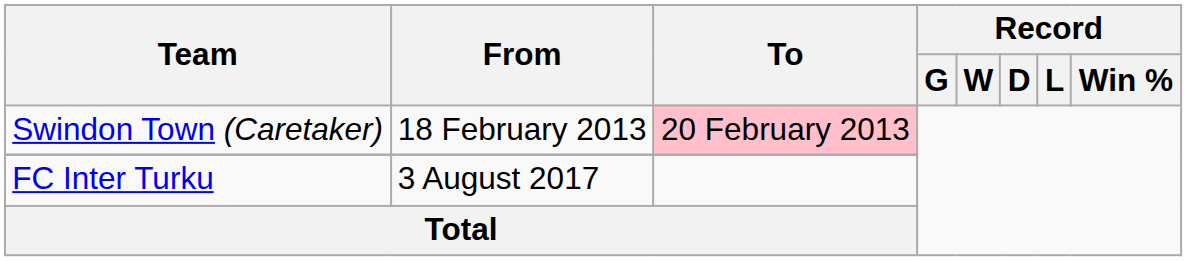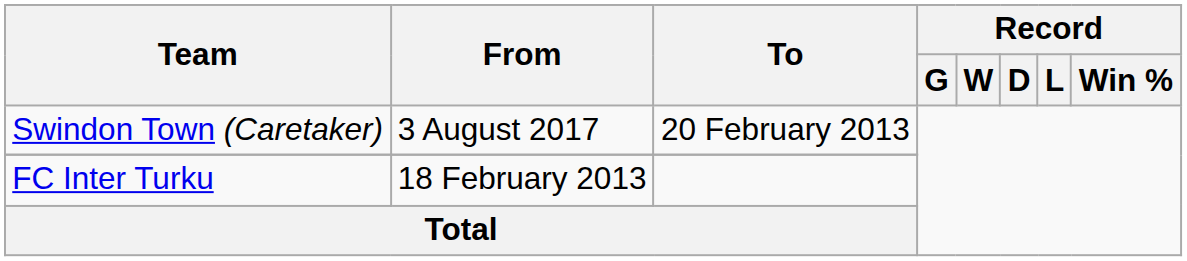(522, 129) 18 February 2013 -> (498, 129) 3 August 2017
(785, 129) pink background -> (785, 129) no background
(498, 179) 3 August 2017 -> (522, 179) 18 February 2013
